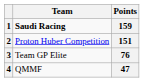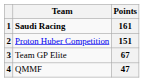(125, 25) 159 -> (125, 25) 161
(125, 55) 76 -> (125, 55) 67
